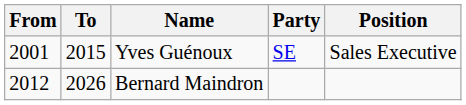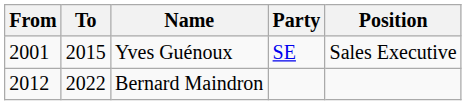(86, 83) 2026 -> (86, 83) 2022
